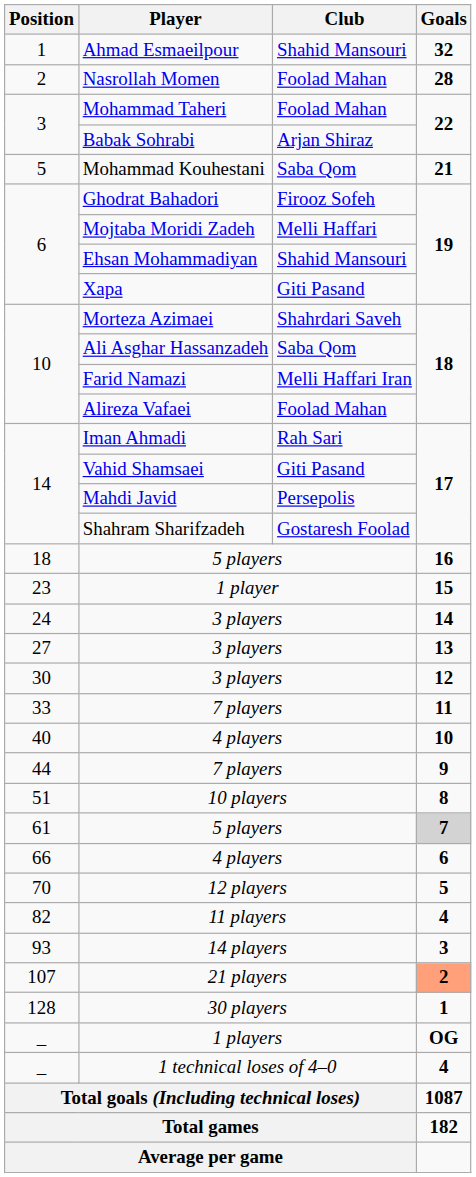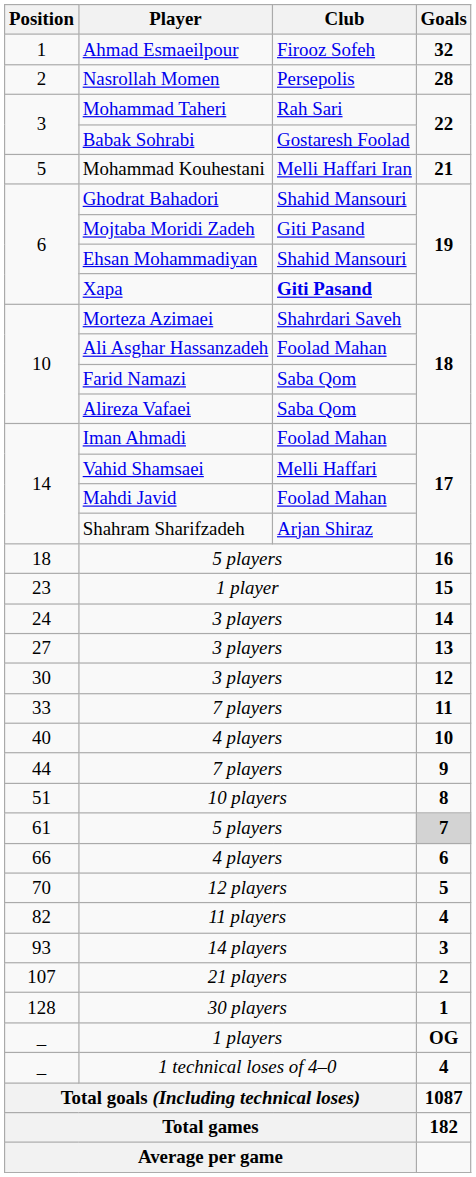(342, 49) Shahid Mansouri -> (326, 49) Firooz Sofeh
(332, 79) Foolad Mahan -> (316, 79) Persepolis
(332, 109) Foolad Mahan -> (310, 109) Rah Sari
(325, 139) Arjan Shiraz -> (343, 139) Gostaresh Foolad
(317, 169) Saba Qom -> (344, 169) Melli Haffari Iran
(326, 199) Firooz Sofeh -> (342, 199) Shahid Mansouri
(327, 229) Melli Haffari -> (321, 229) Giti Pasand
(321, 288) normal -> (324, 288) bold
(317, 348) Saba Qom -> (332, 348) Foolad Mahan
(344, 378) Melli Haffari Iran -> (317, 378) Saba Qom
(332, 408) Foolad Mahan -> (317, 408) Saba Qom
(310, 438) Rah Sari -> (332, 438) Foolad Mahan
(321, 468) Giti Pasand -> (327, 468) Melli Haffari
(316, 498) Persepolis -> (332, 498) Foolad Mahan
(343, 528) Gostaresh Foolad -> (325, 528) Arjan Shiraz
(444, 977) lightsalmon background -> (444, 977) no background
